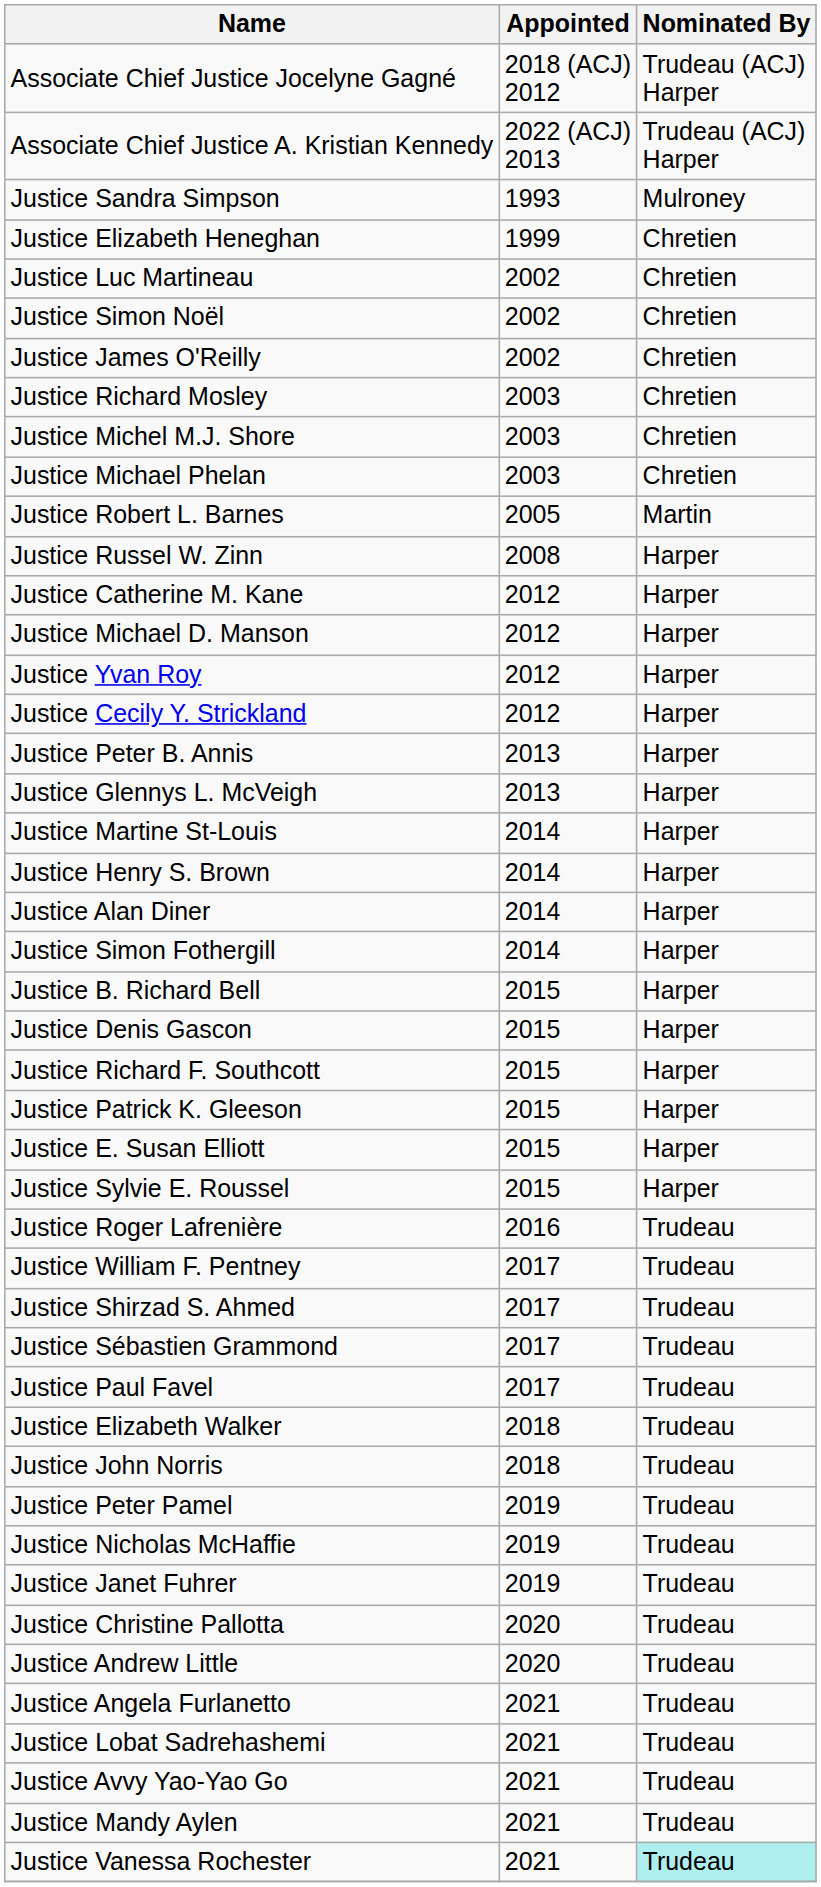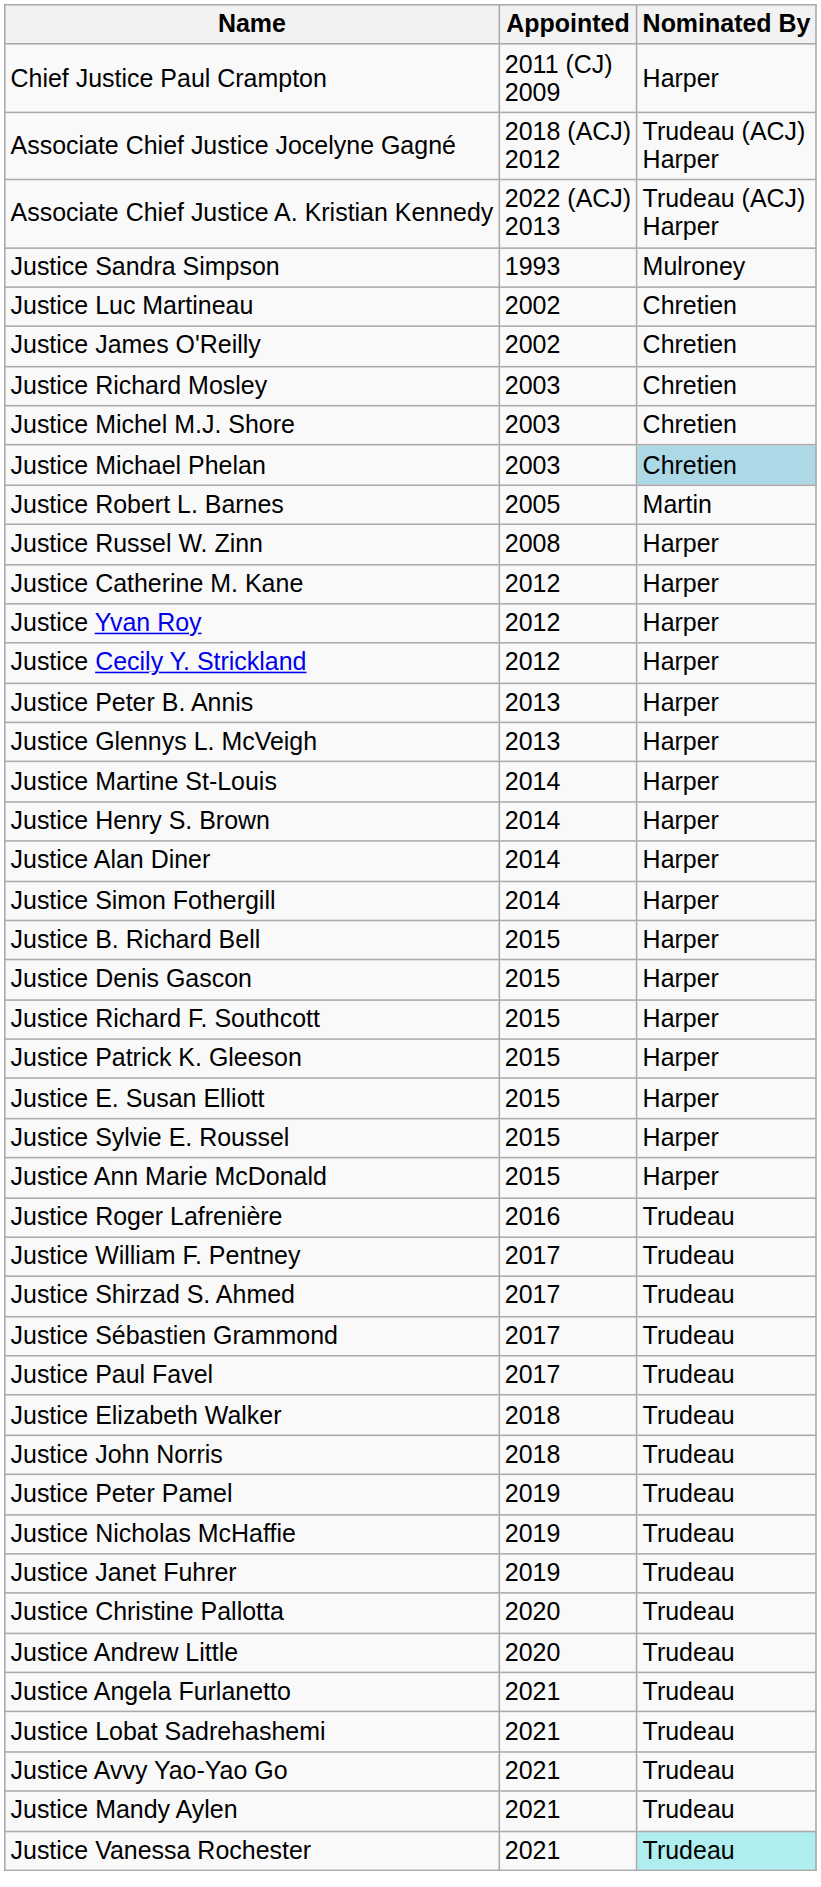+ row: (169, 77)
- row: (165, 238)
- row: (117, 317)
(690, 476) no background -> (690, 464) lightblue background
- row: (160, 634)
+ row: (169, 1177)
